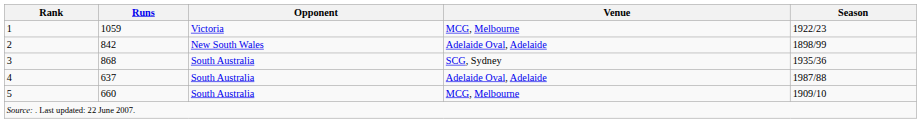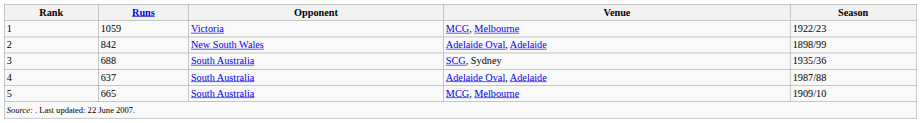(108, 61) 868 -> (108, 61) 688
(108, 93) 660 -> (108, 93) 665
